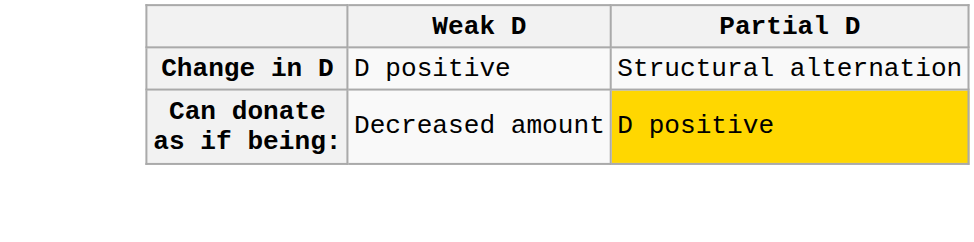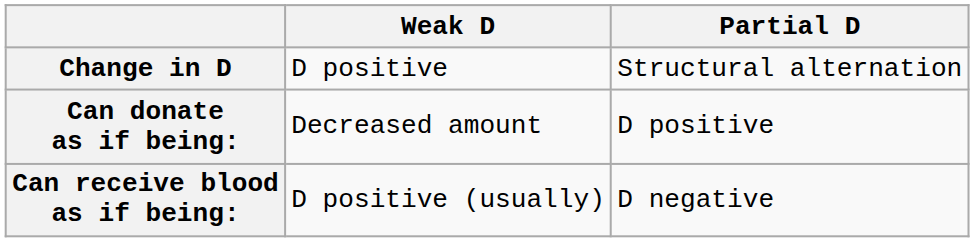(696, 127) gold background -> (696, 127) no background
+ row: (146, 199)
